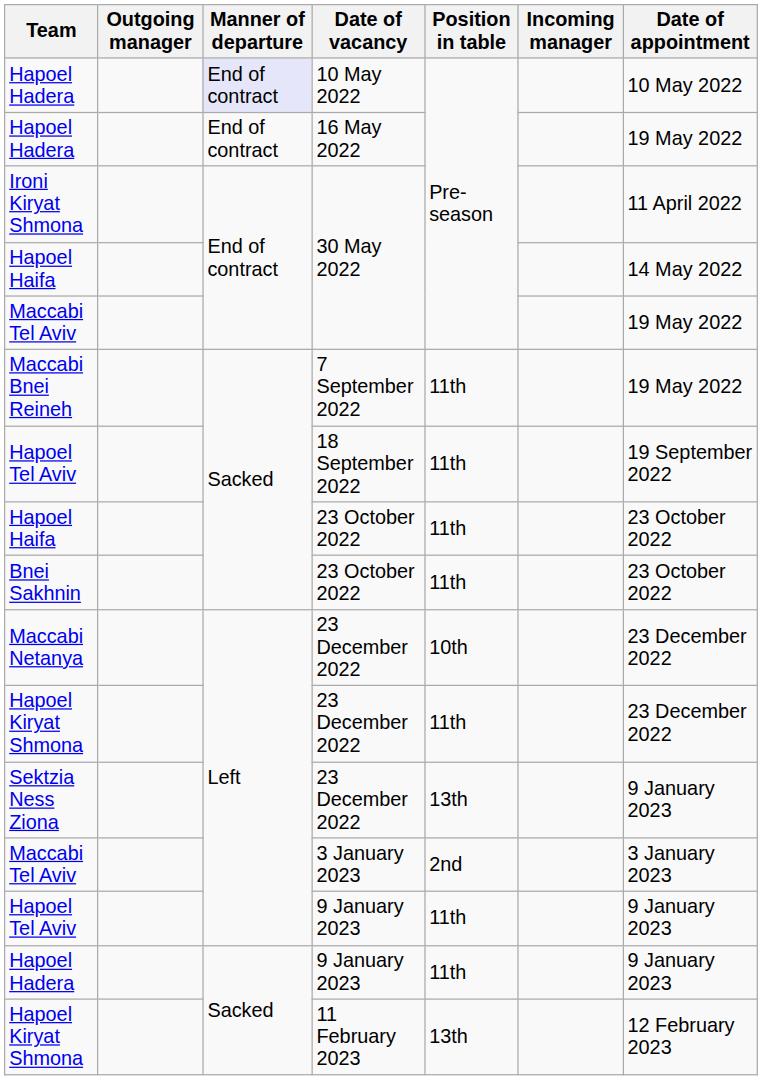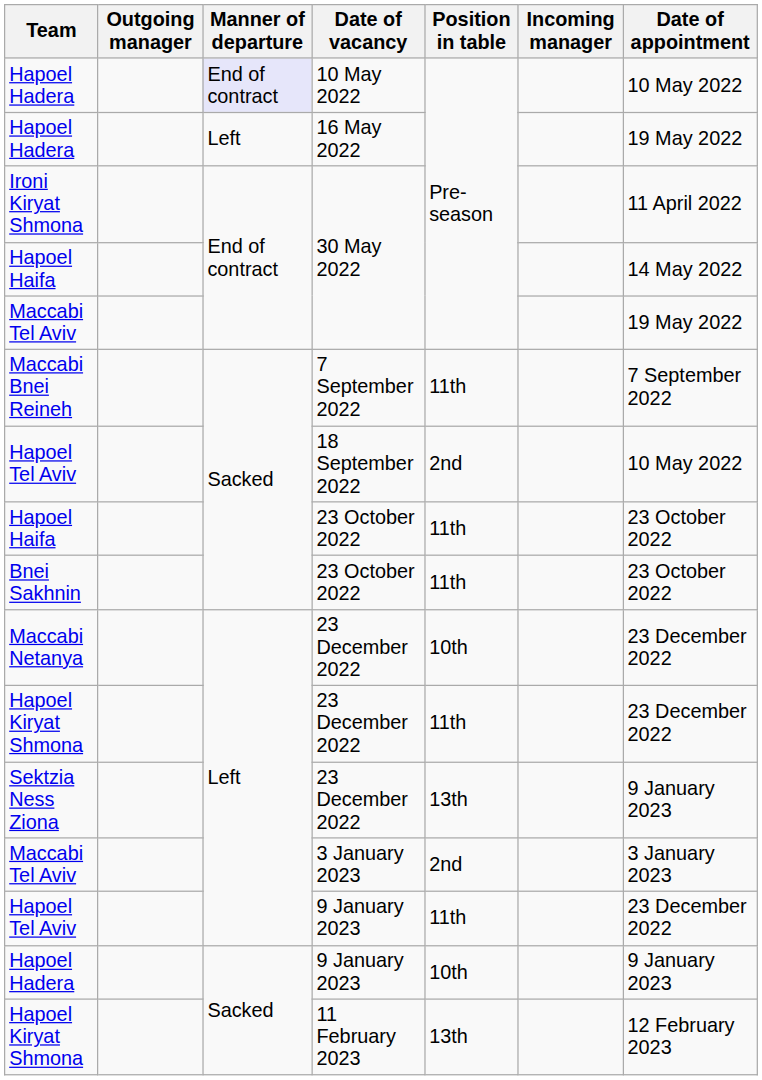(243, 138) End of contract -> (224, 138) Left
(685, 387) 19 May 2022 -> (684, 387) 7 September 2022
(448, 463) 11th -> (446, 463) 2nd
(690, 463) 19 September 2022 -> (685, 463) 10 May 2022
(671, 918) 9 January 2023 -> (687, 918) 23 December 2022
(448, 972) 11th -> (448, 972) 10th
